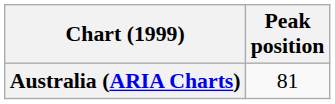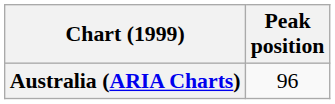(288, 80) 81 -> (288, 80) 96
